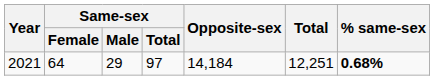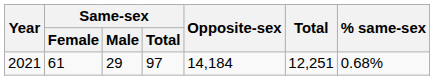(56, 63) 64 -> (56, 63) 61
(362, 63) bold -> (362, 63) normal
